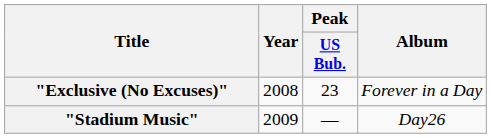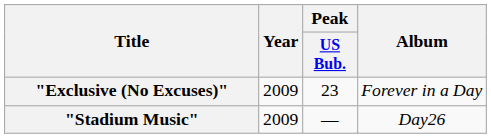(281, 91) 2008 -> (281, 91) 2009
